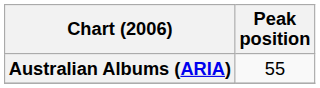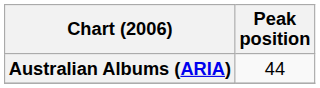(275, 68) 55 -> (275, 68) 44
